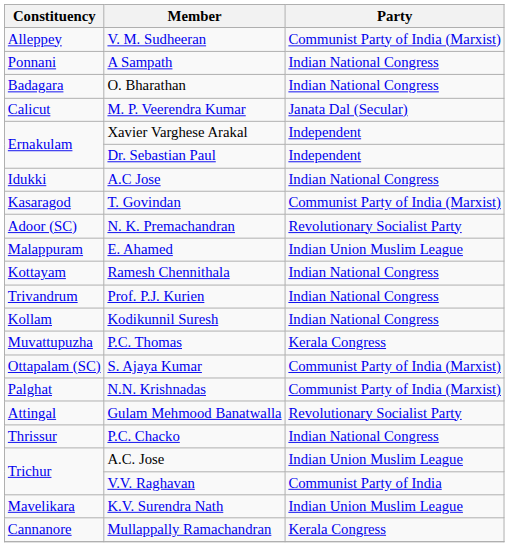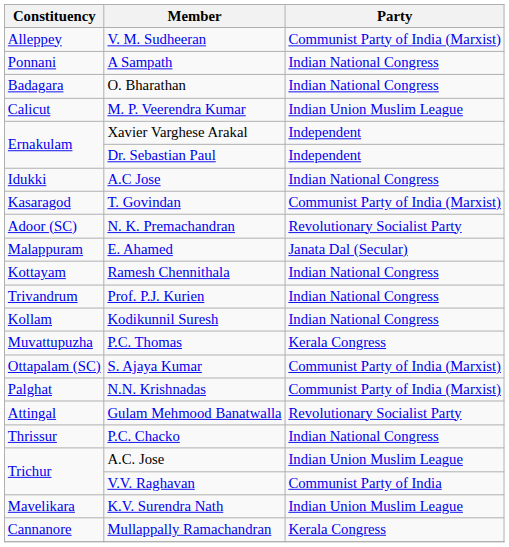(348, 109) Janata Dal (Secular) -> (376, 109) Indian Union Muslim League
(376, 249) Indian Union Muslim League -> (348, 249) Janata Dal (Secular)
